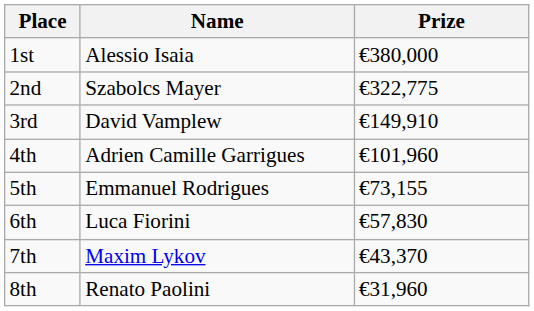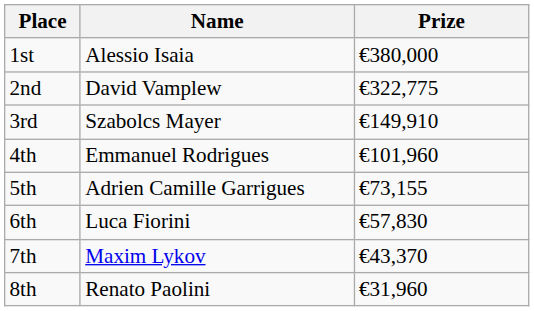(153, 88) Szabolcs Mayer -> (153, 88) David Vamplew
(153, 121) David Vamplew -> (153, 121) Szabolcs Mayer
(195, 155) Adrien Camille Garrigues -> (177, 155) Emmanuel Rodrigues
(177, 188) Emmanuel Rodrigues -> (195, 188) Adrien Camille Garrigues
